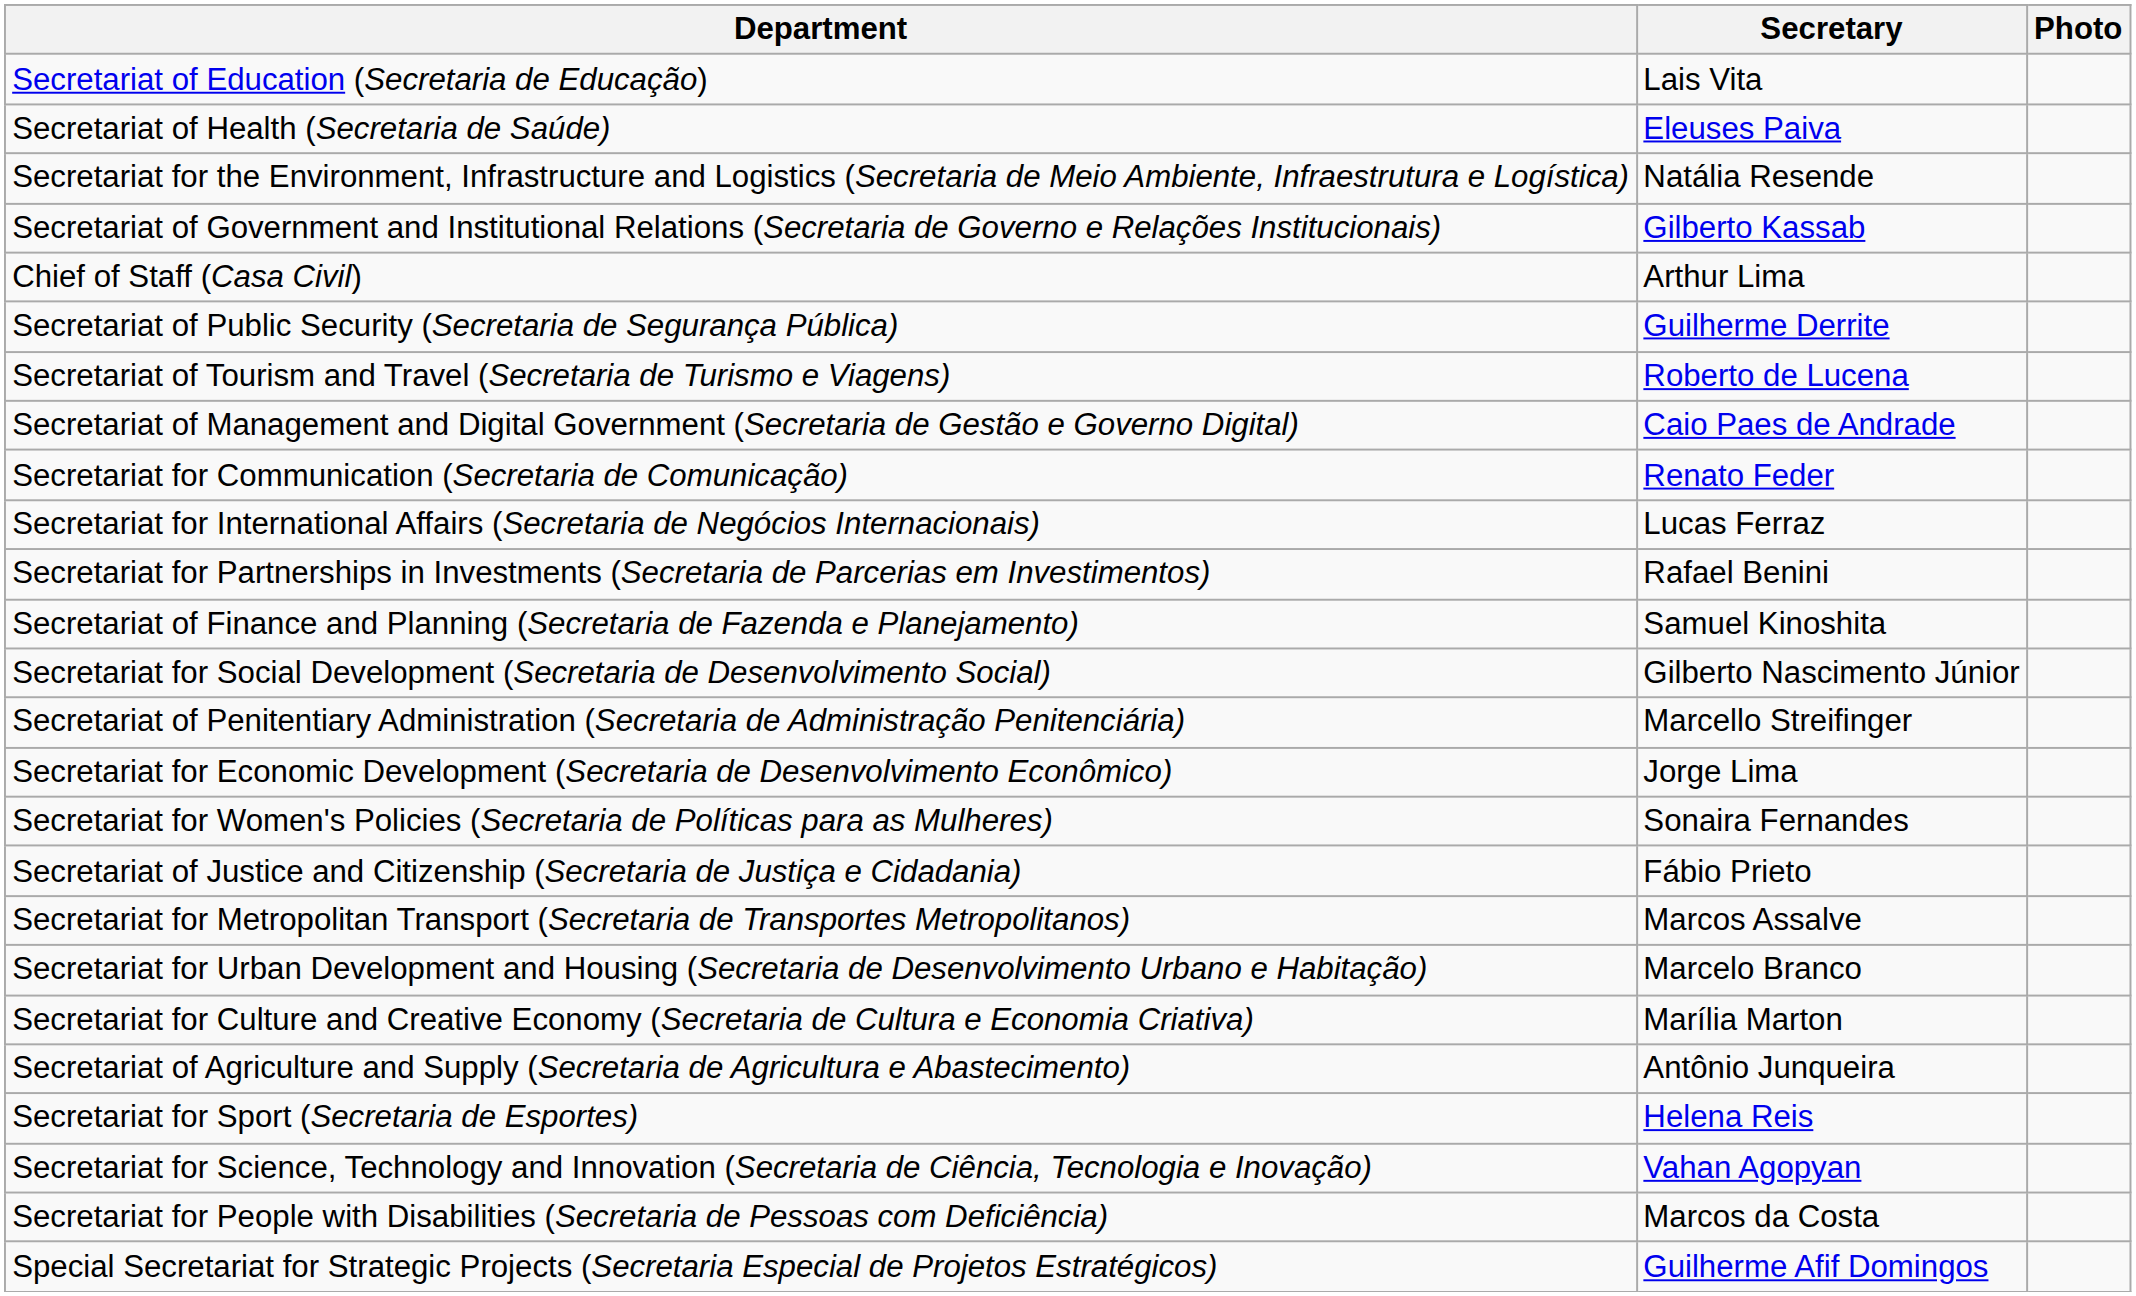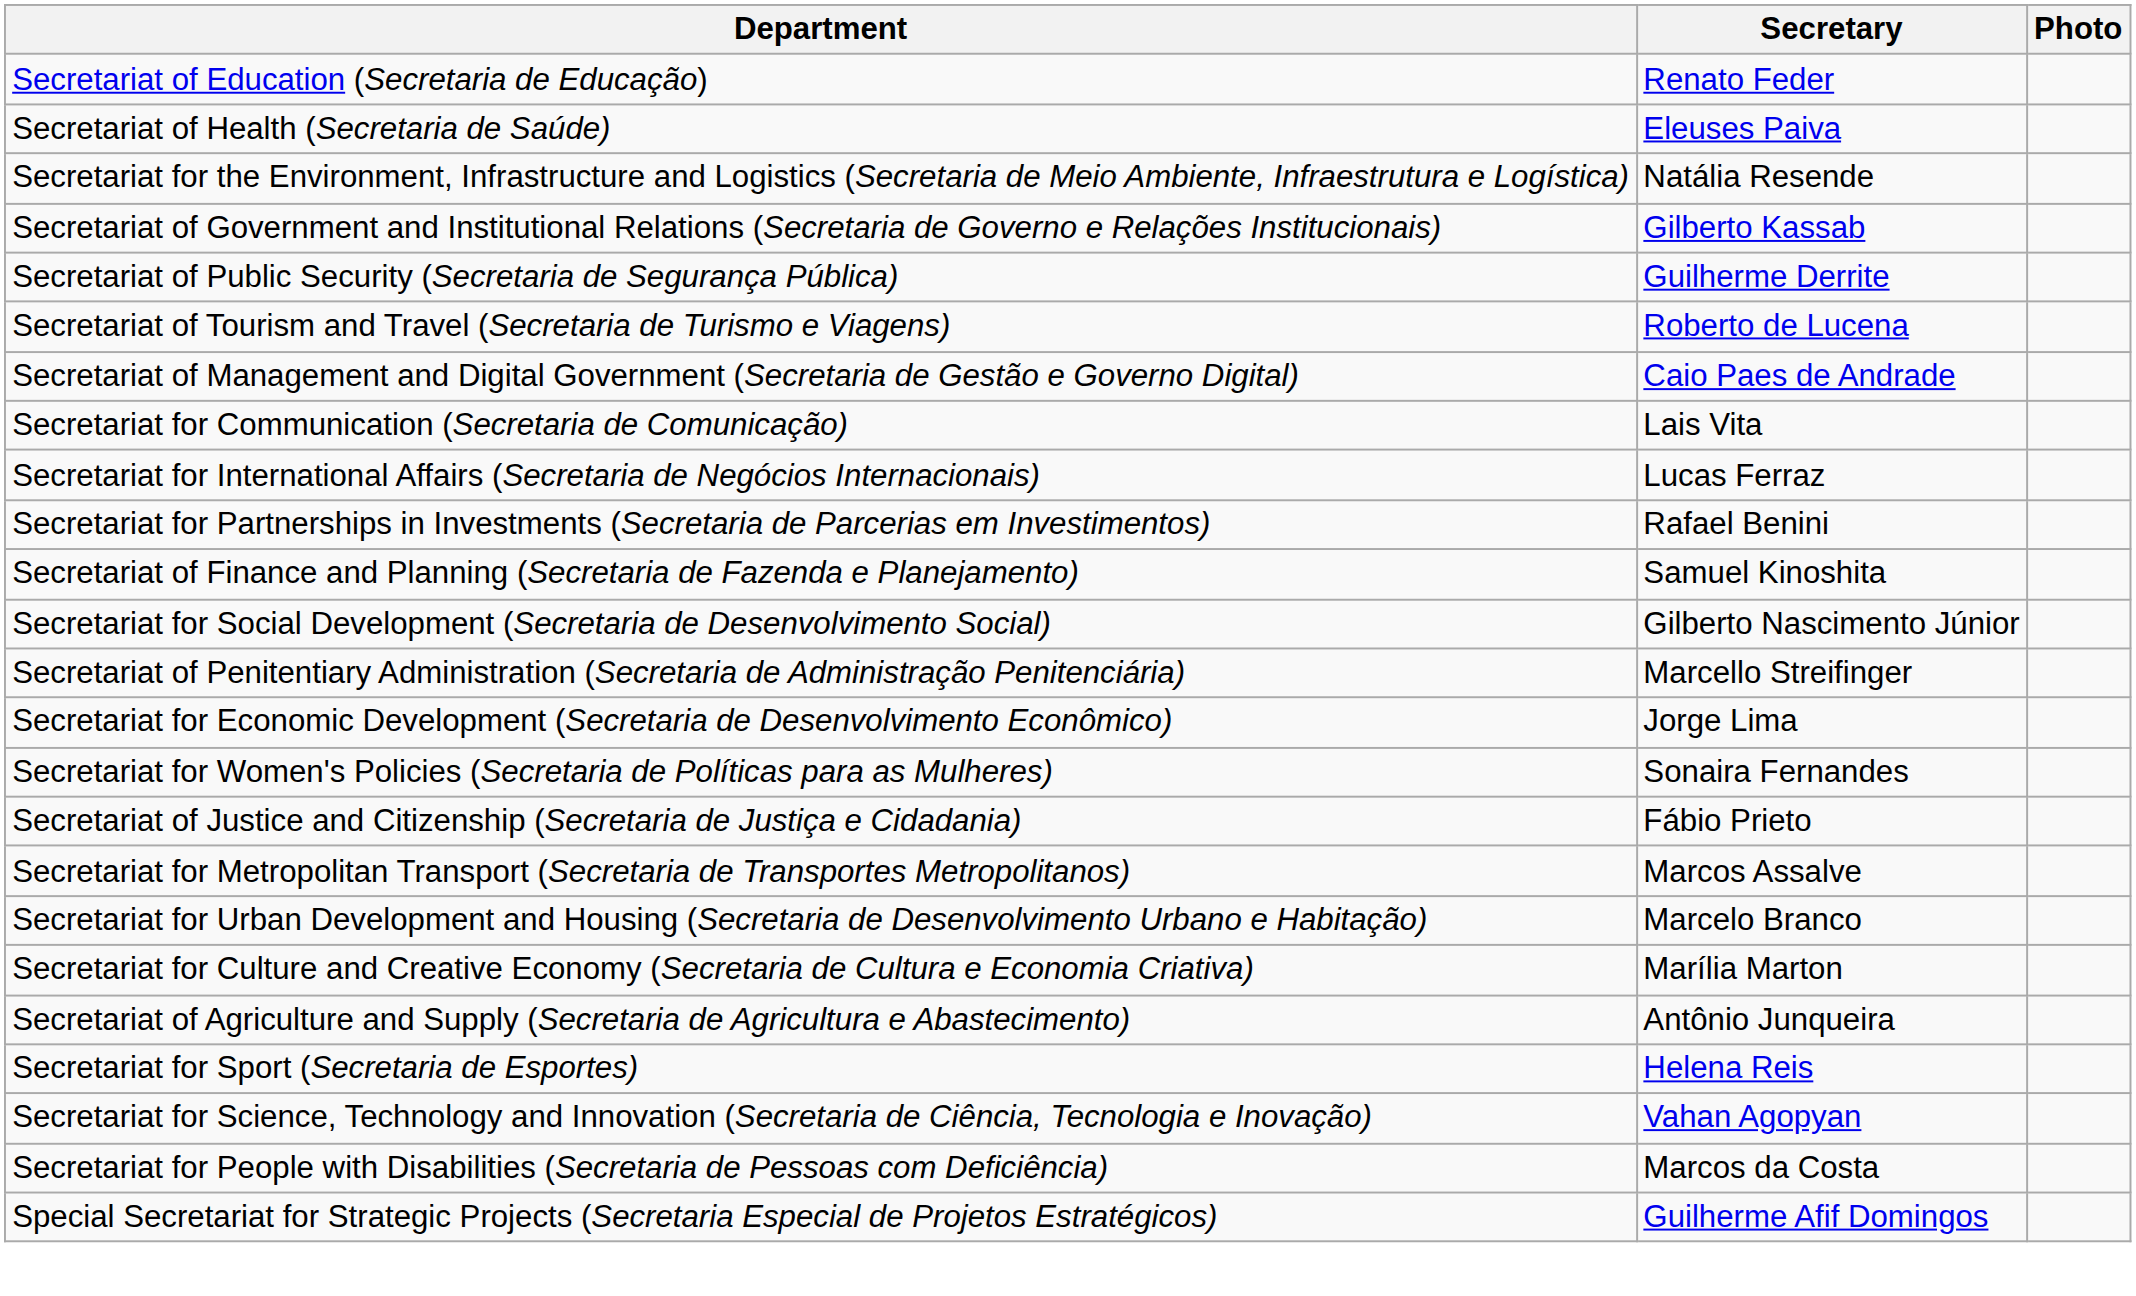(1703, 78) Lais Vita -> (1739, 78) Renato Feder
- row: (187, 276)
(1739, 474) Renato Feder -> (1703, 425) Lais Vita
